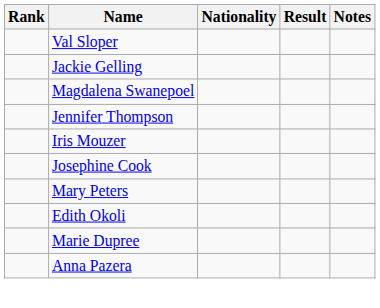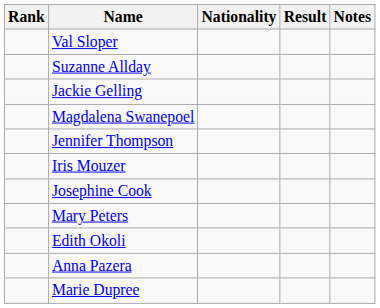+ row: (101, 66)
rows swapped: (92, 265) <-> (96, 240)
